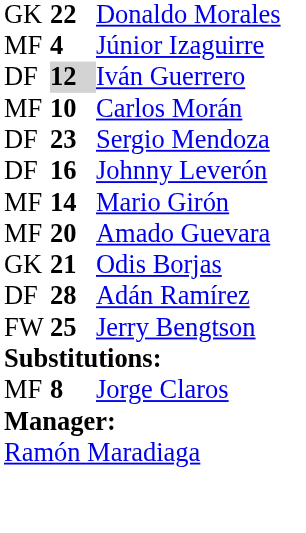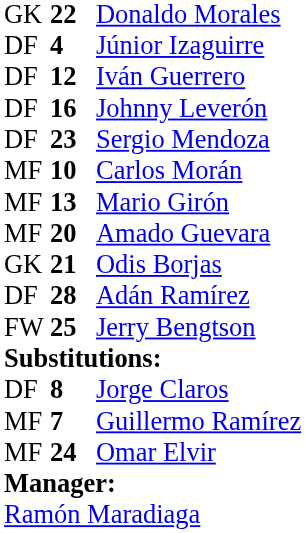(23, 45) MF -> (21, 45) DF
(63, 76) lightgrey background -> (63, 76) no background
rows swapped: (182, 170) <-> (169, 108)
(63, 201) 14 -> (63, 201) 13
(23, 389) MF -> (21, 389) DF
+ row: (199, 420)
+ row: (156, 452)
